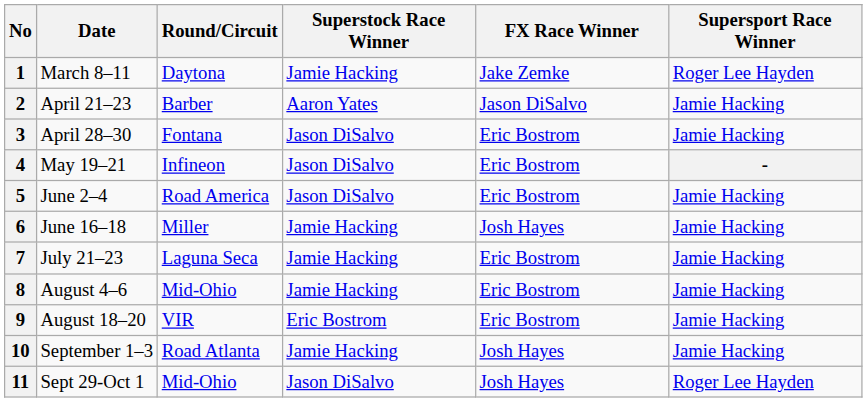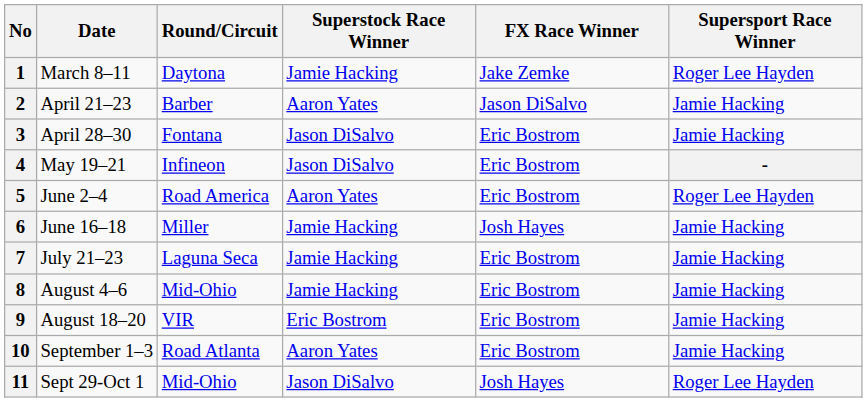(340, 196) Jason DiSalvo -> (332, 196) Aaron Yates
(729, 196) Jamie Hacking -> (743, 196) Roger Lee Hayden
(342, 350) Jamie Hacking -> (332, 350) Aaron Yates
(522, 350) Josh Hayes -> (530, 350) Eric Bostrom
